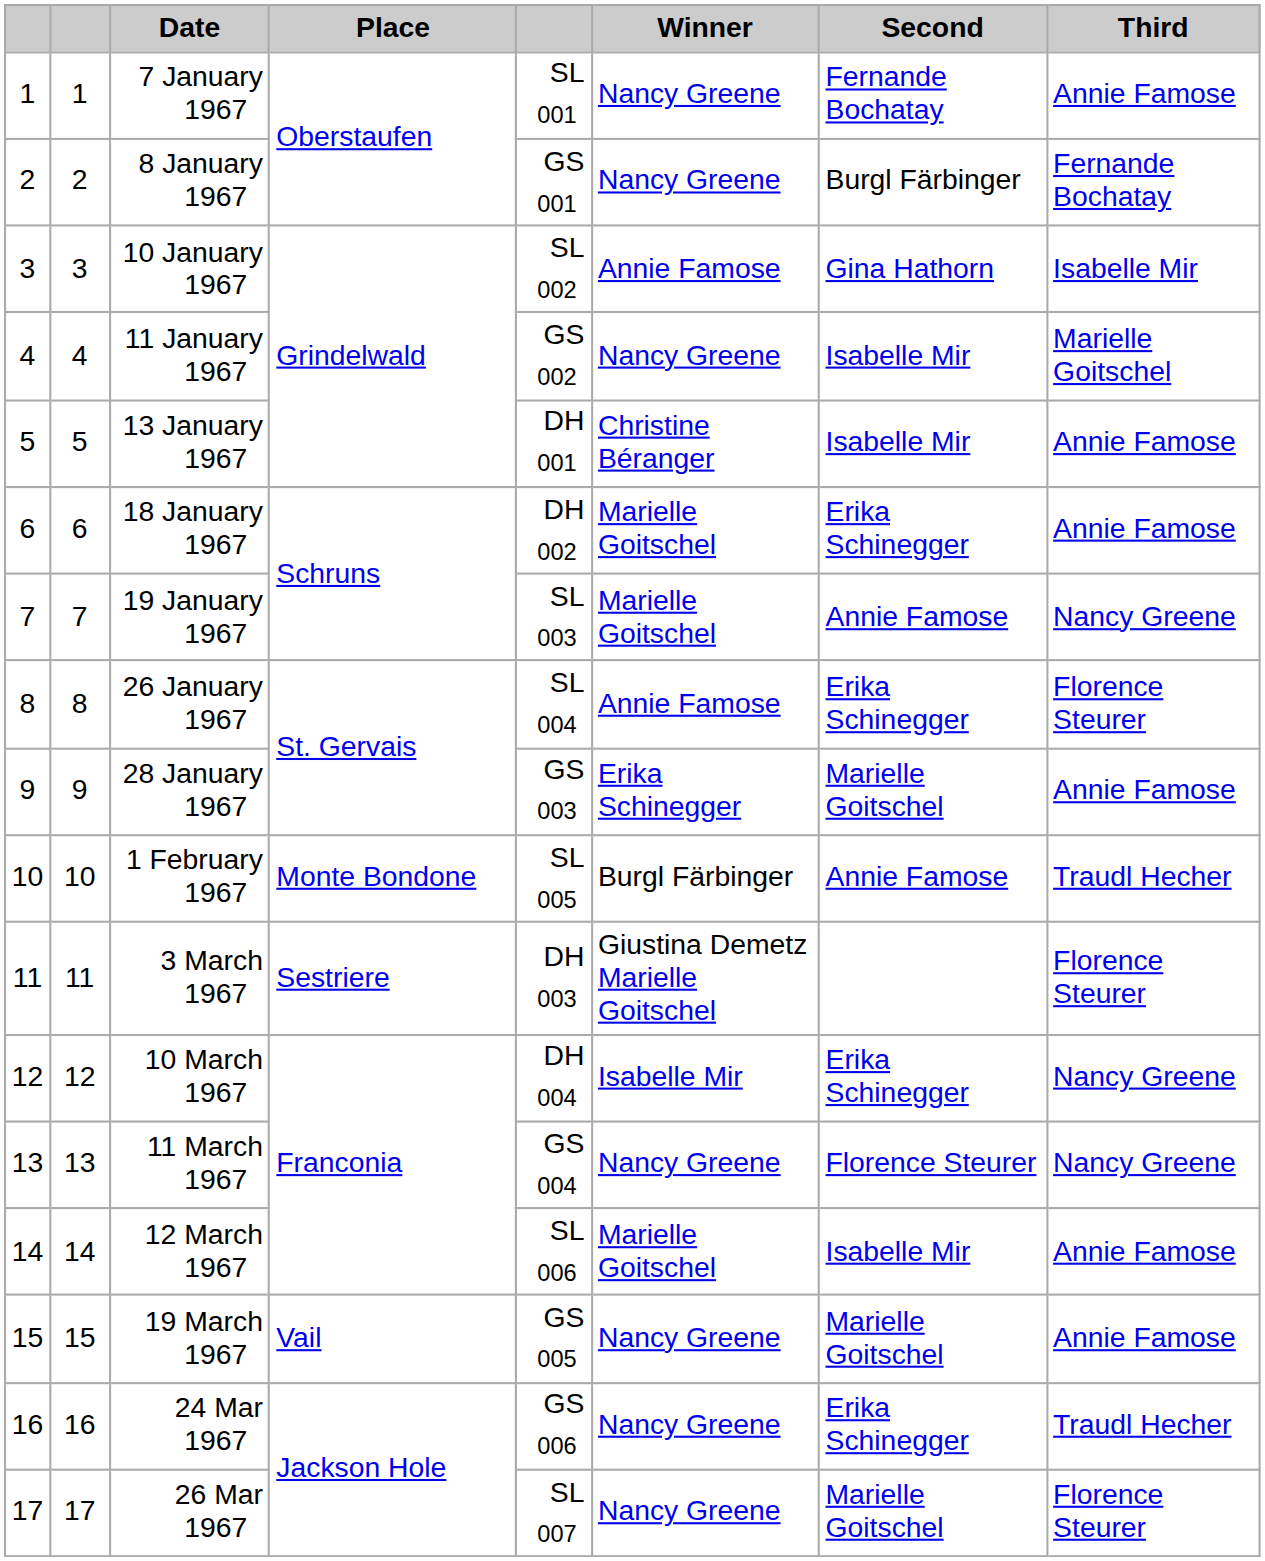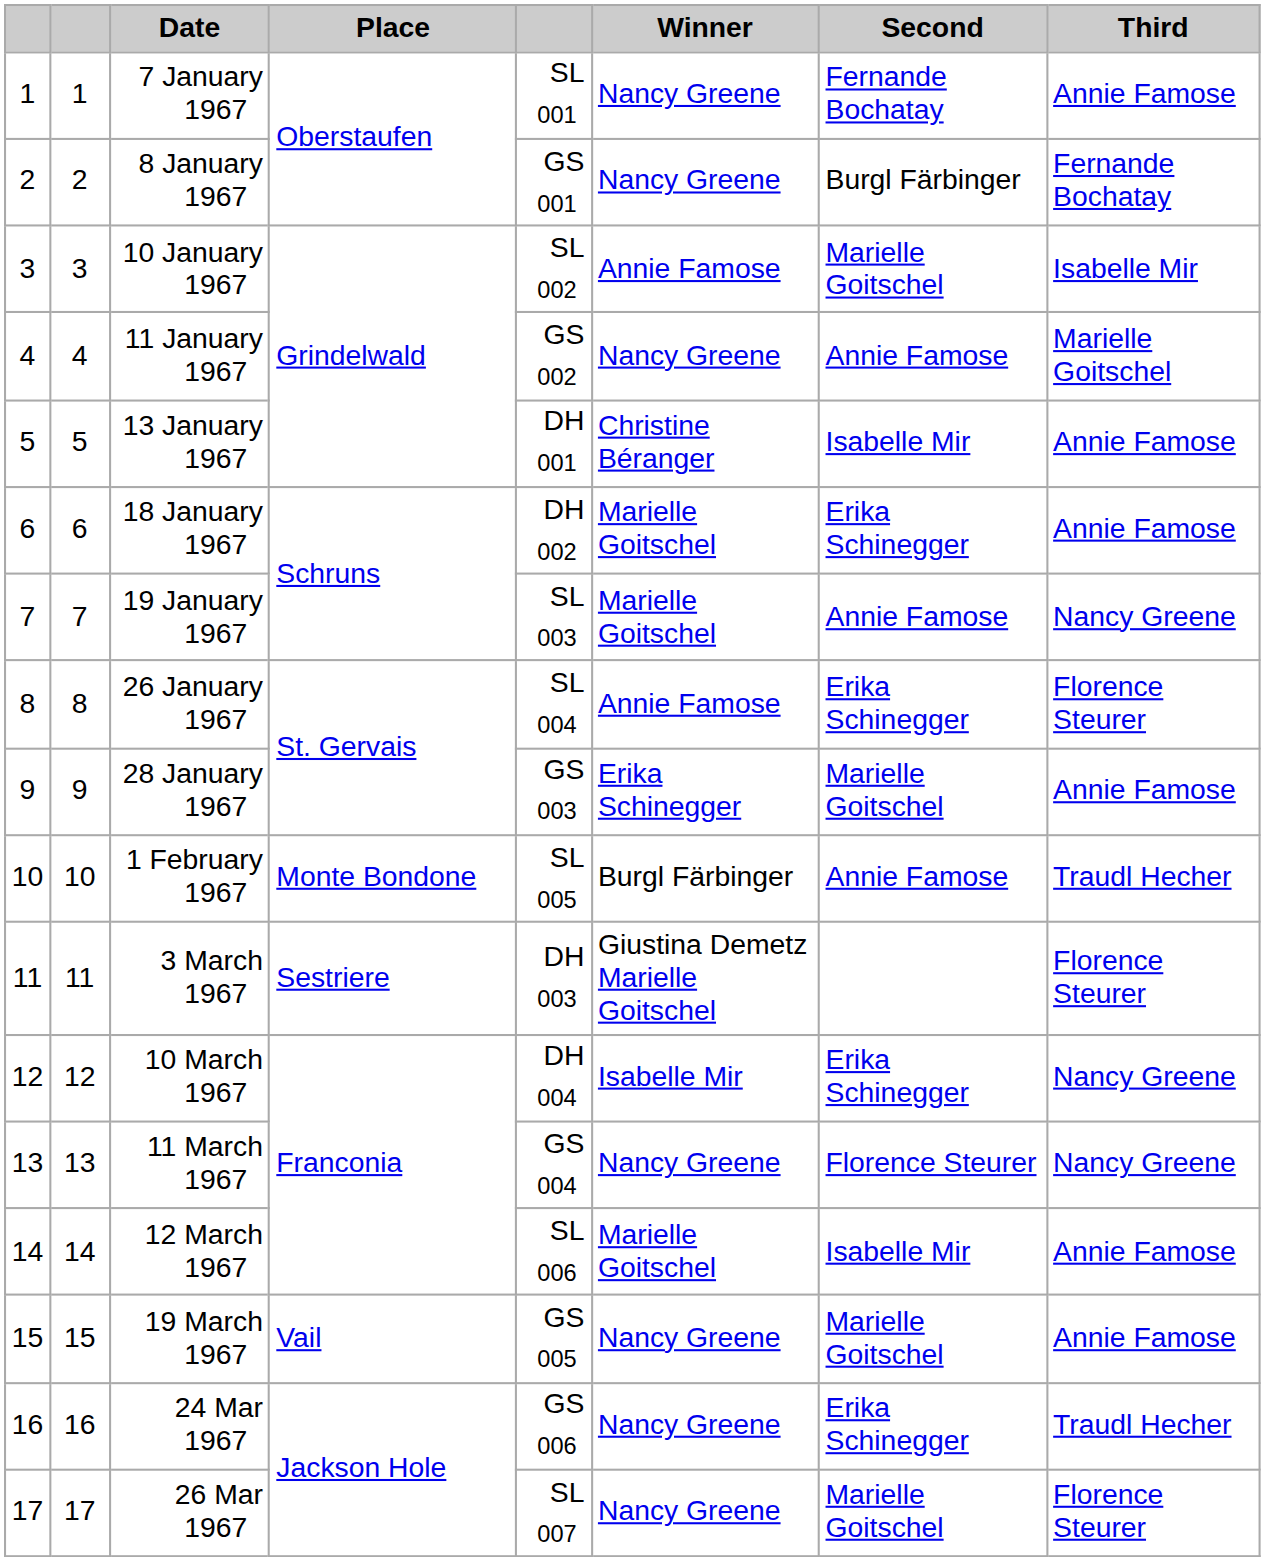(910, 268) Gina Hathorn -> (885, 268) Marielle Goitschel
(898, 355) Isabelle Mir -> (917, 355) Annie Famose
